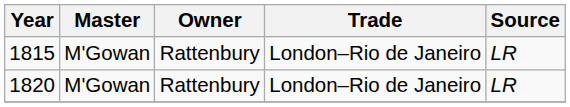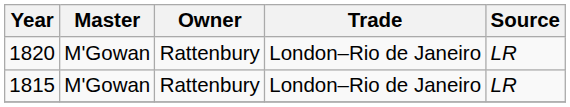rows swapped: (32, 53) <-> (32, 85)
